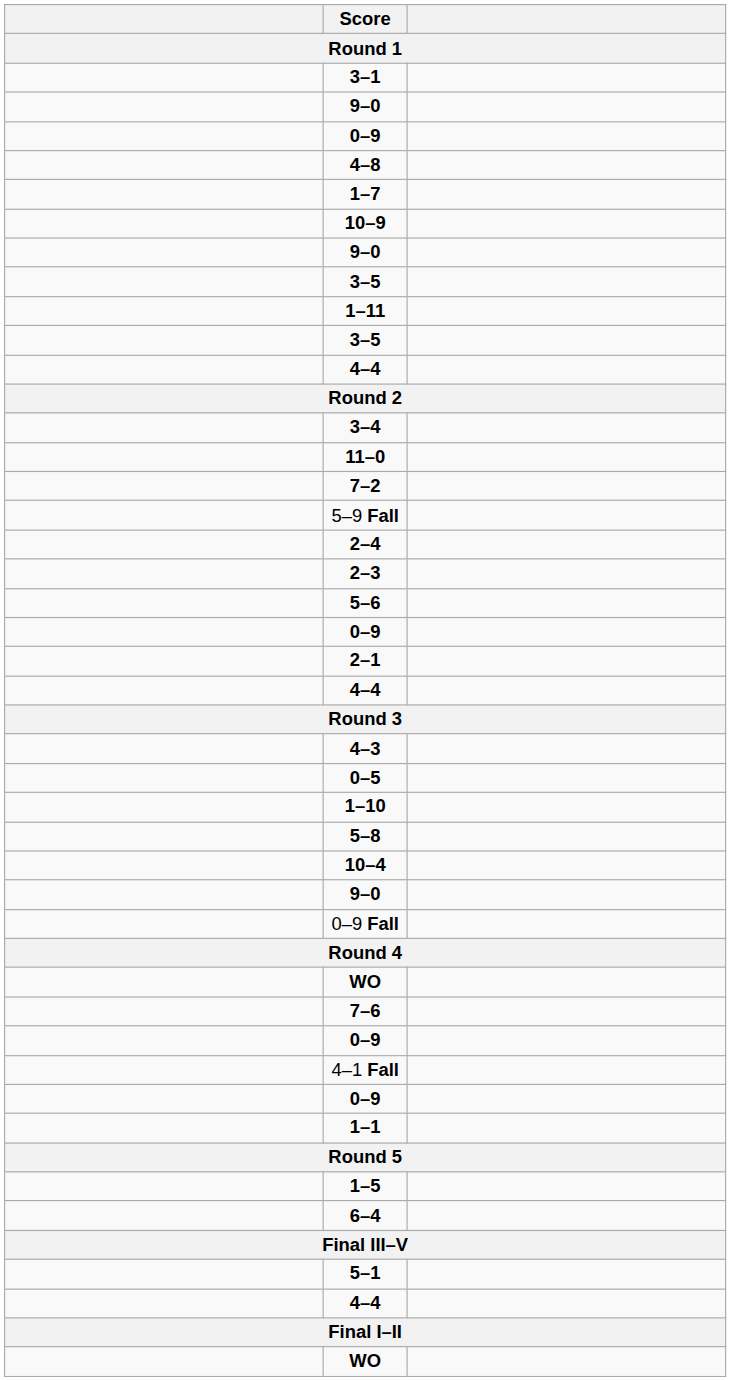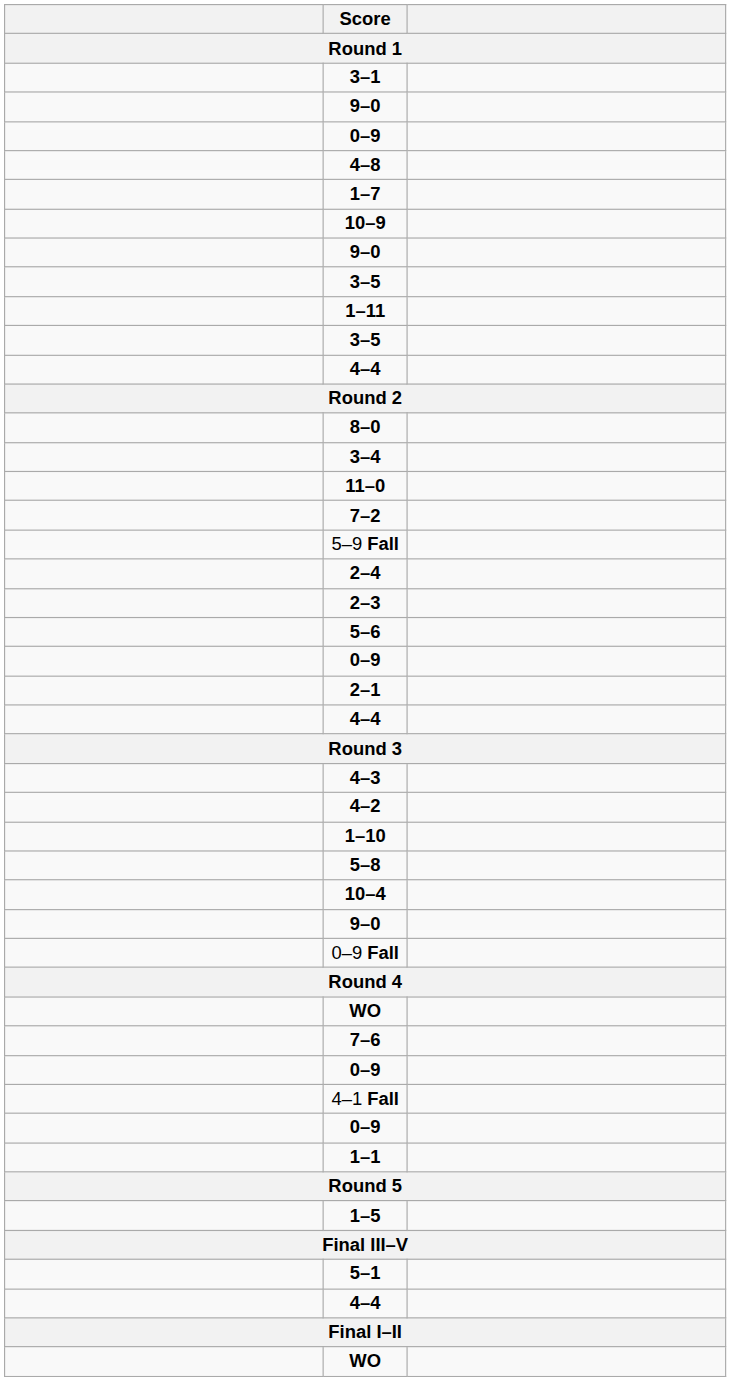+ row: (164, 428)
- row: (164, 778)
+ row: (164, 807)
- row: (164, 1216)
